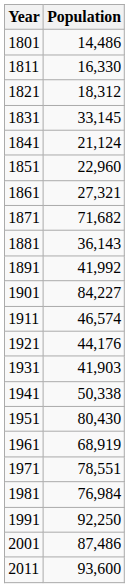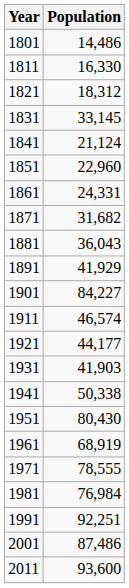(99, 192) 27,321 -> (99, 192) 24,331
(99, 218) 71,682 -> (99, 218) 31,682
(99, 243) 36,143 -> (99, 243) 36,043
(99, 268) 41,992 -> (99, 268) 41,929
(99, 343) 44,176 -> (99, 343) 44,177
(99, 469) 78,551 -> (99, 469) 78,555
(99, 519) 92,250 -> (99, 519) 92,251
